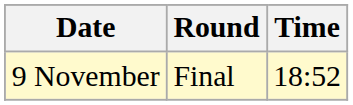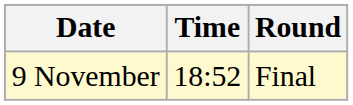columns swapped: (307, 28) <-> (216, 28)
